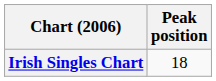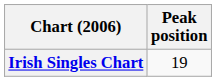(179, 62) 18 -> (179, 62) 19
